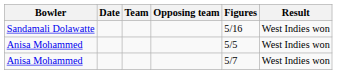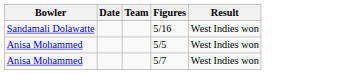- column: (186, 12)
